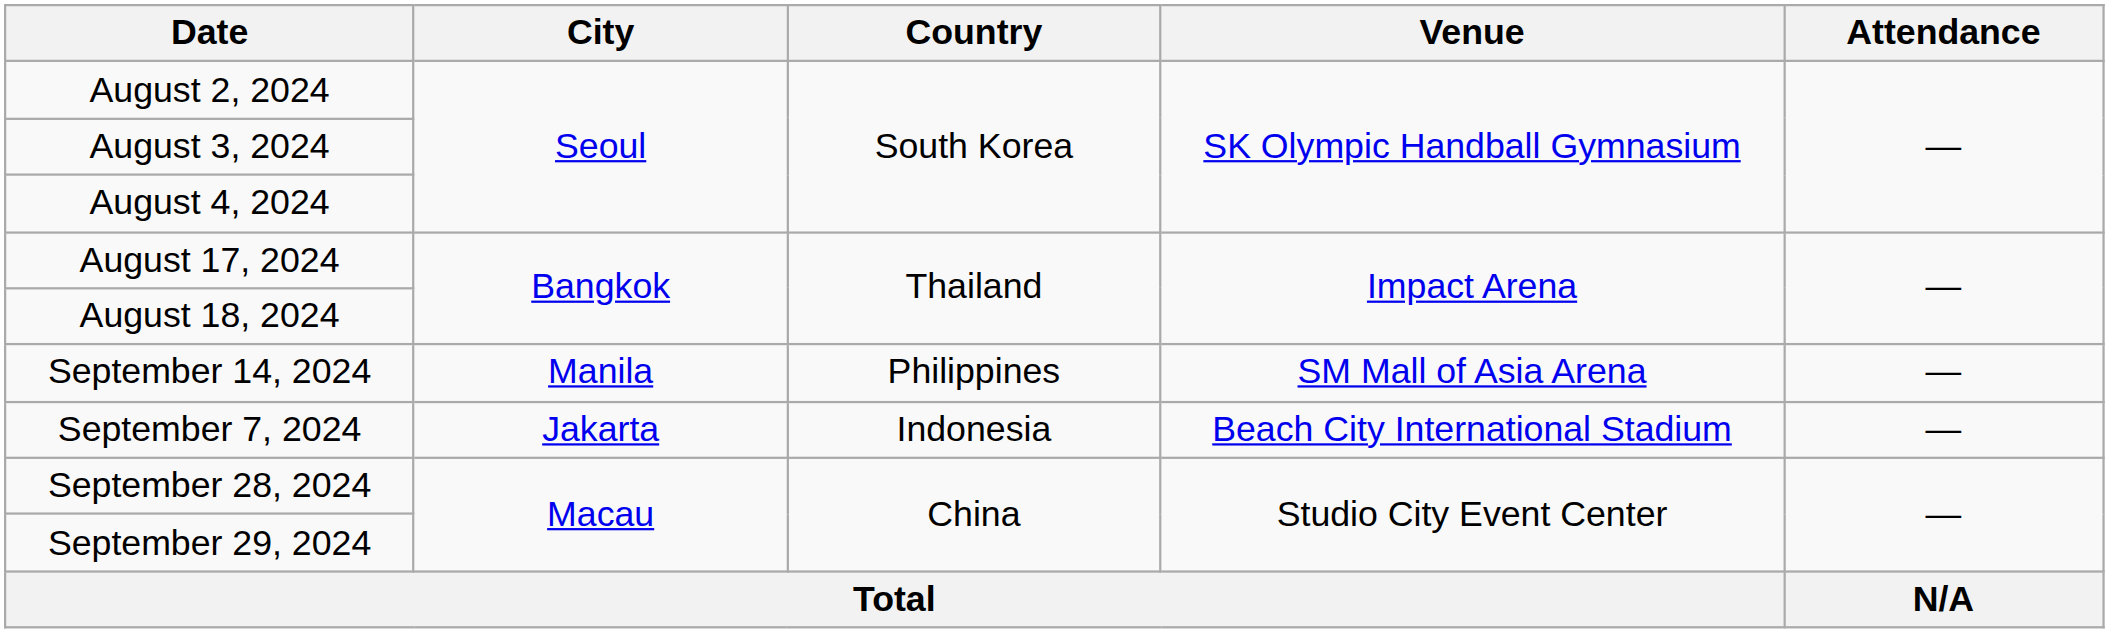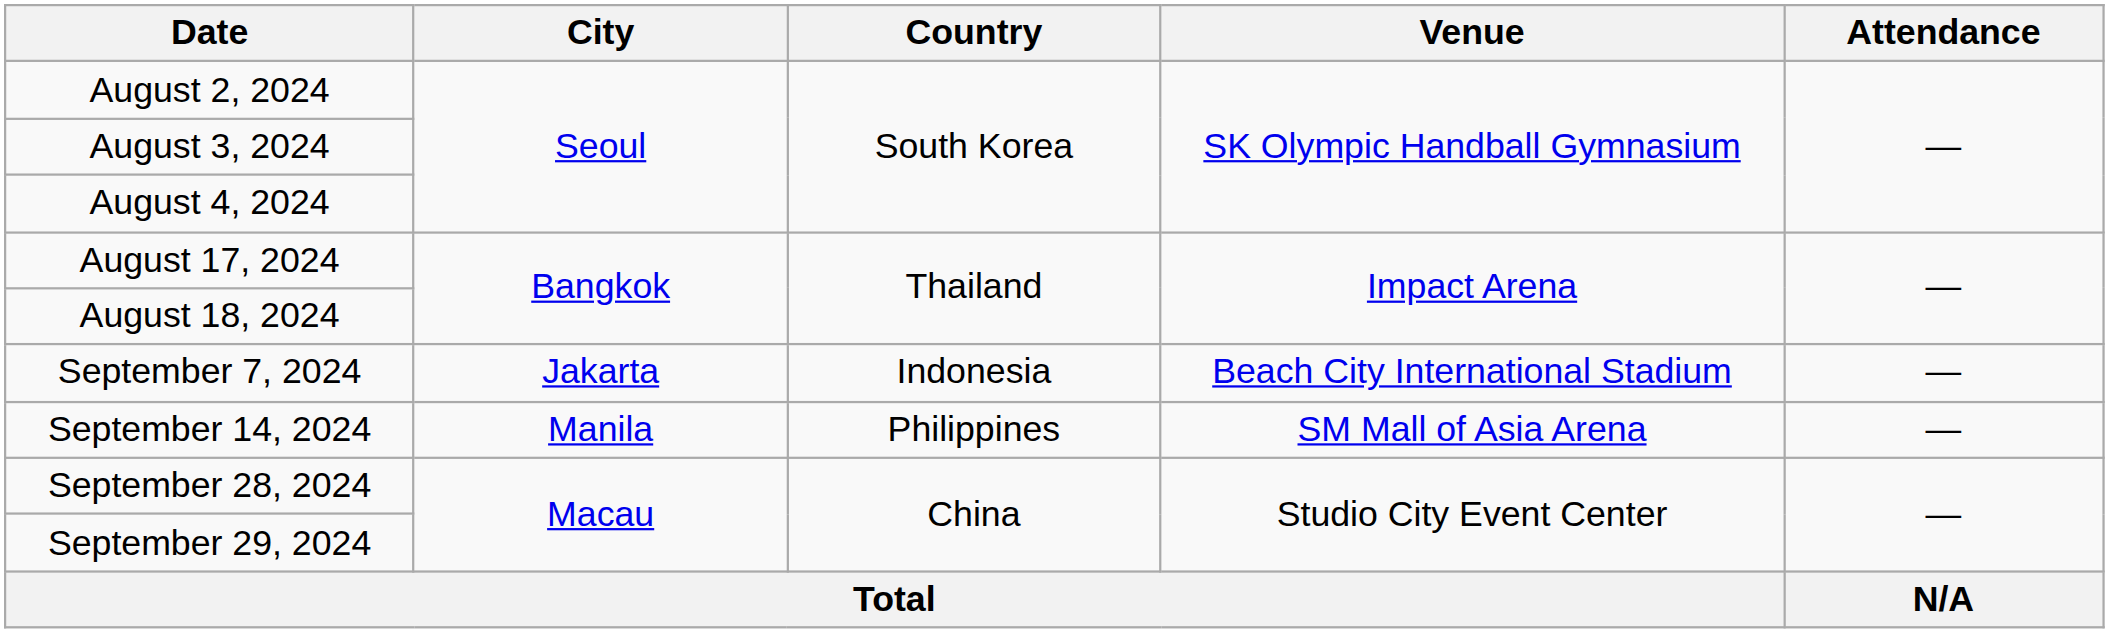rows swapped: (210, 428) <-> (210, 372)
